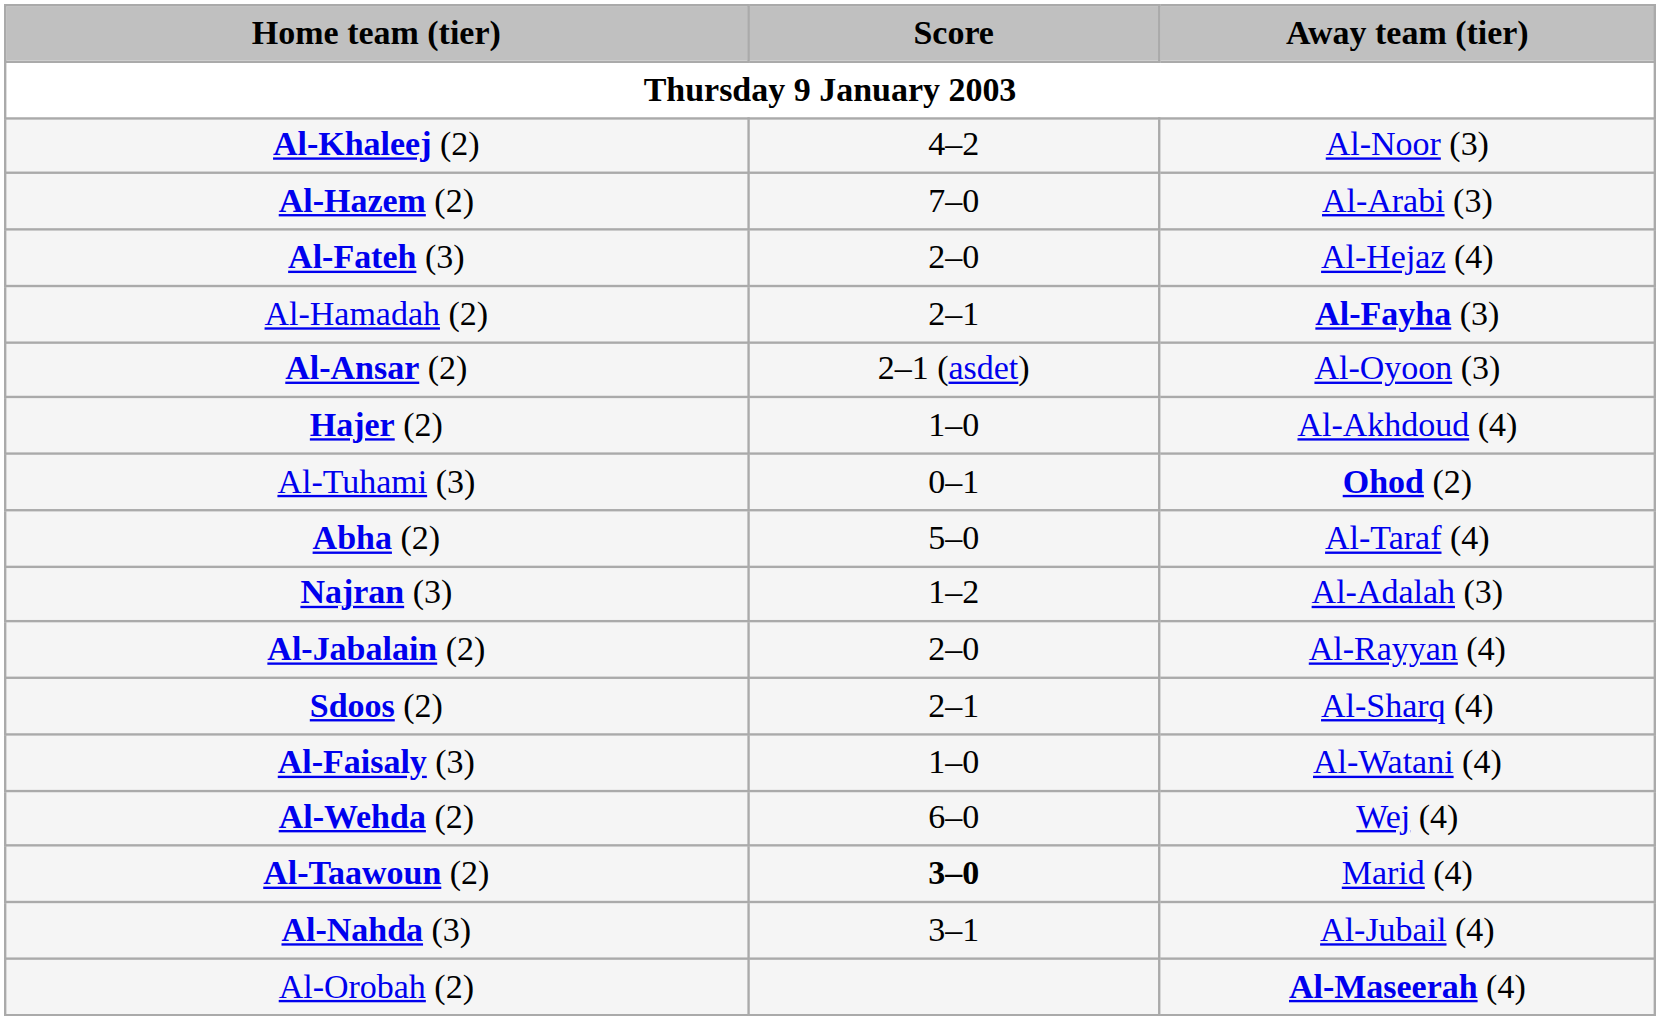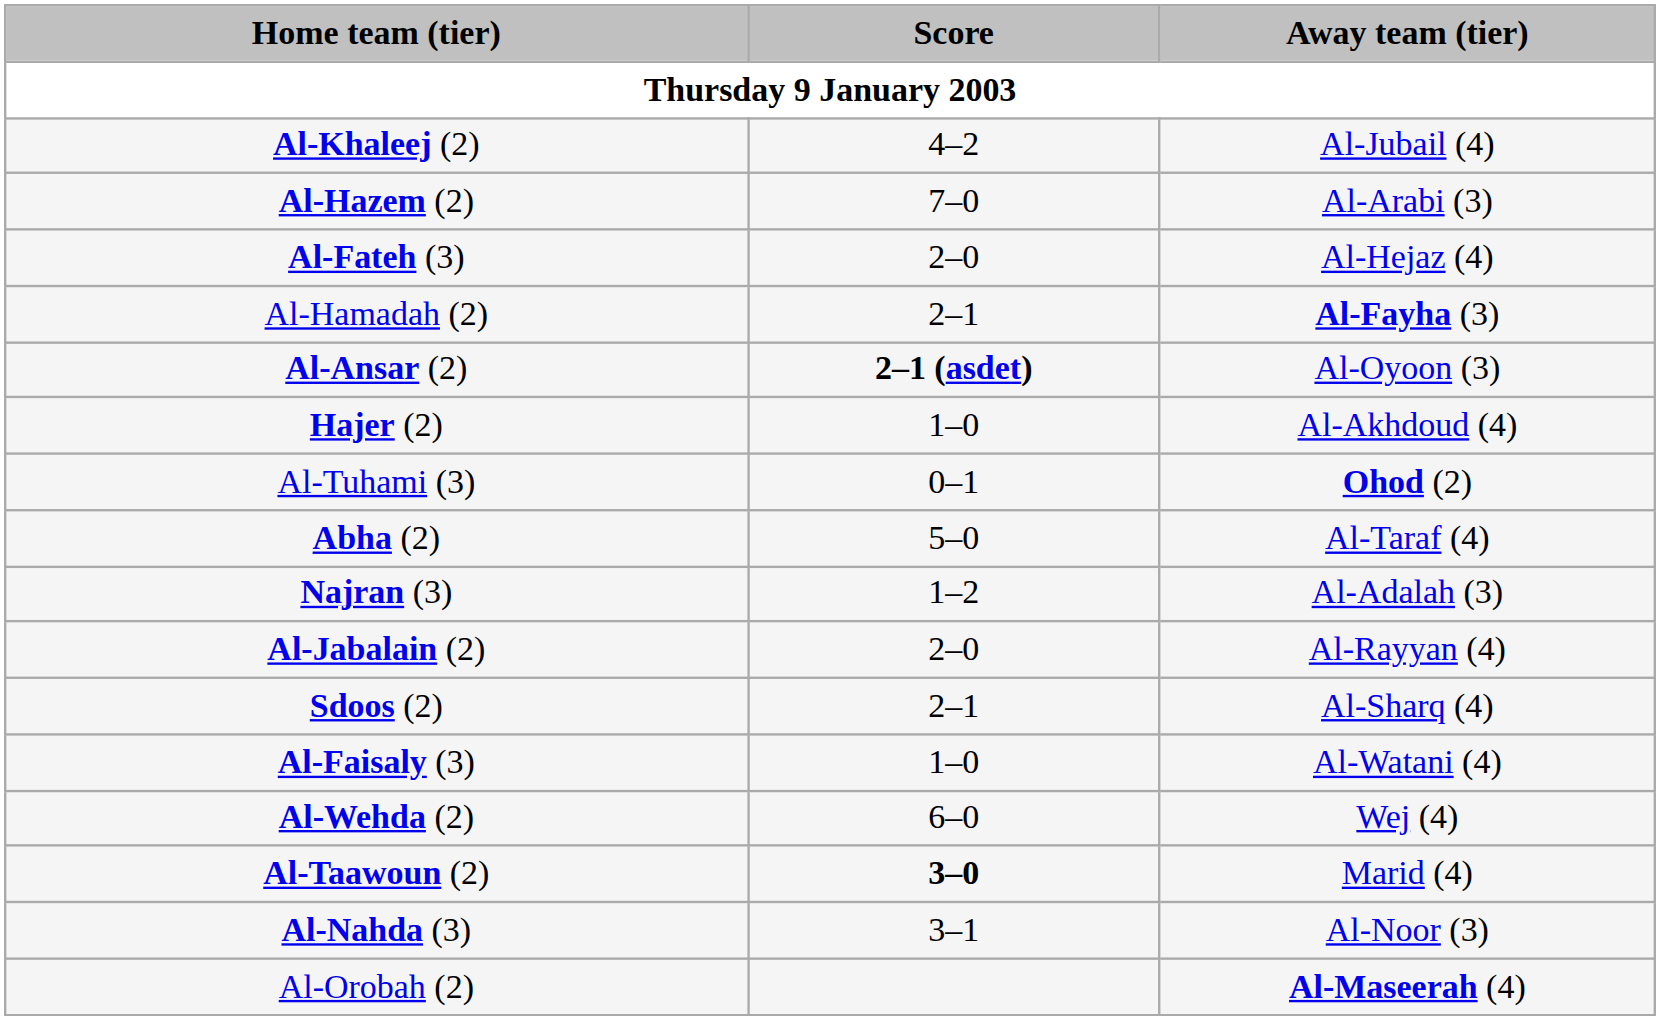(1407, 145) Al-Noor (3) -> (1407, 145) Al-Jubail (4)
(954, 369) normal -> (954, 369) bold
(1407, 929) Al-Jubail (4) -> (1407, 929) Al-Noor (3)
